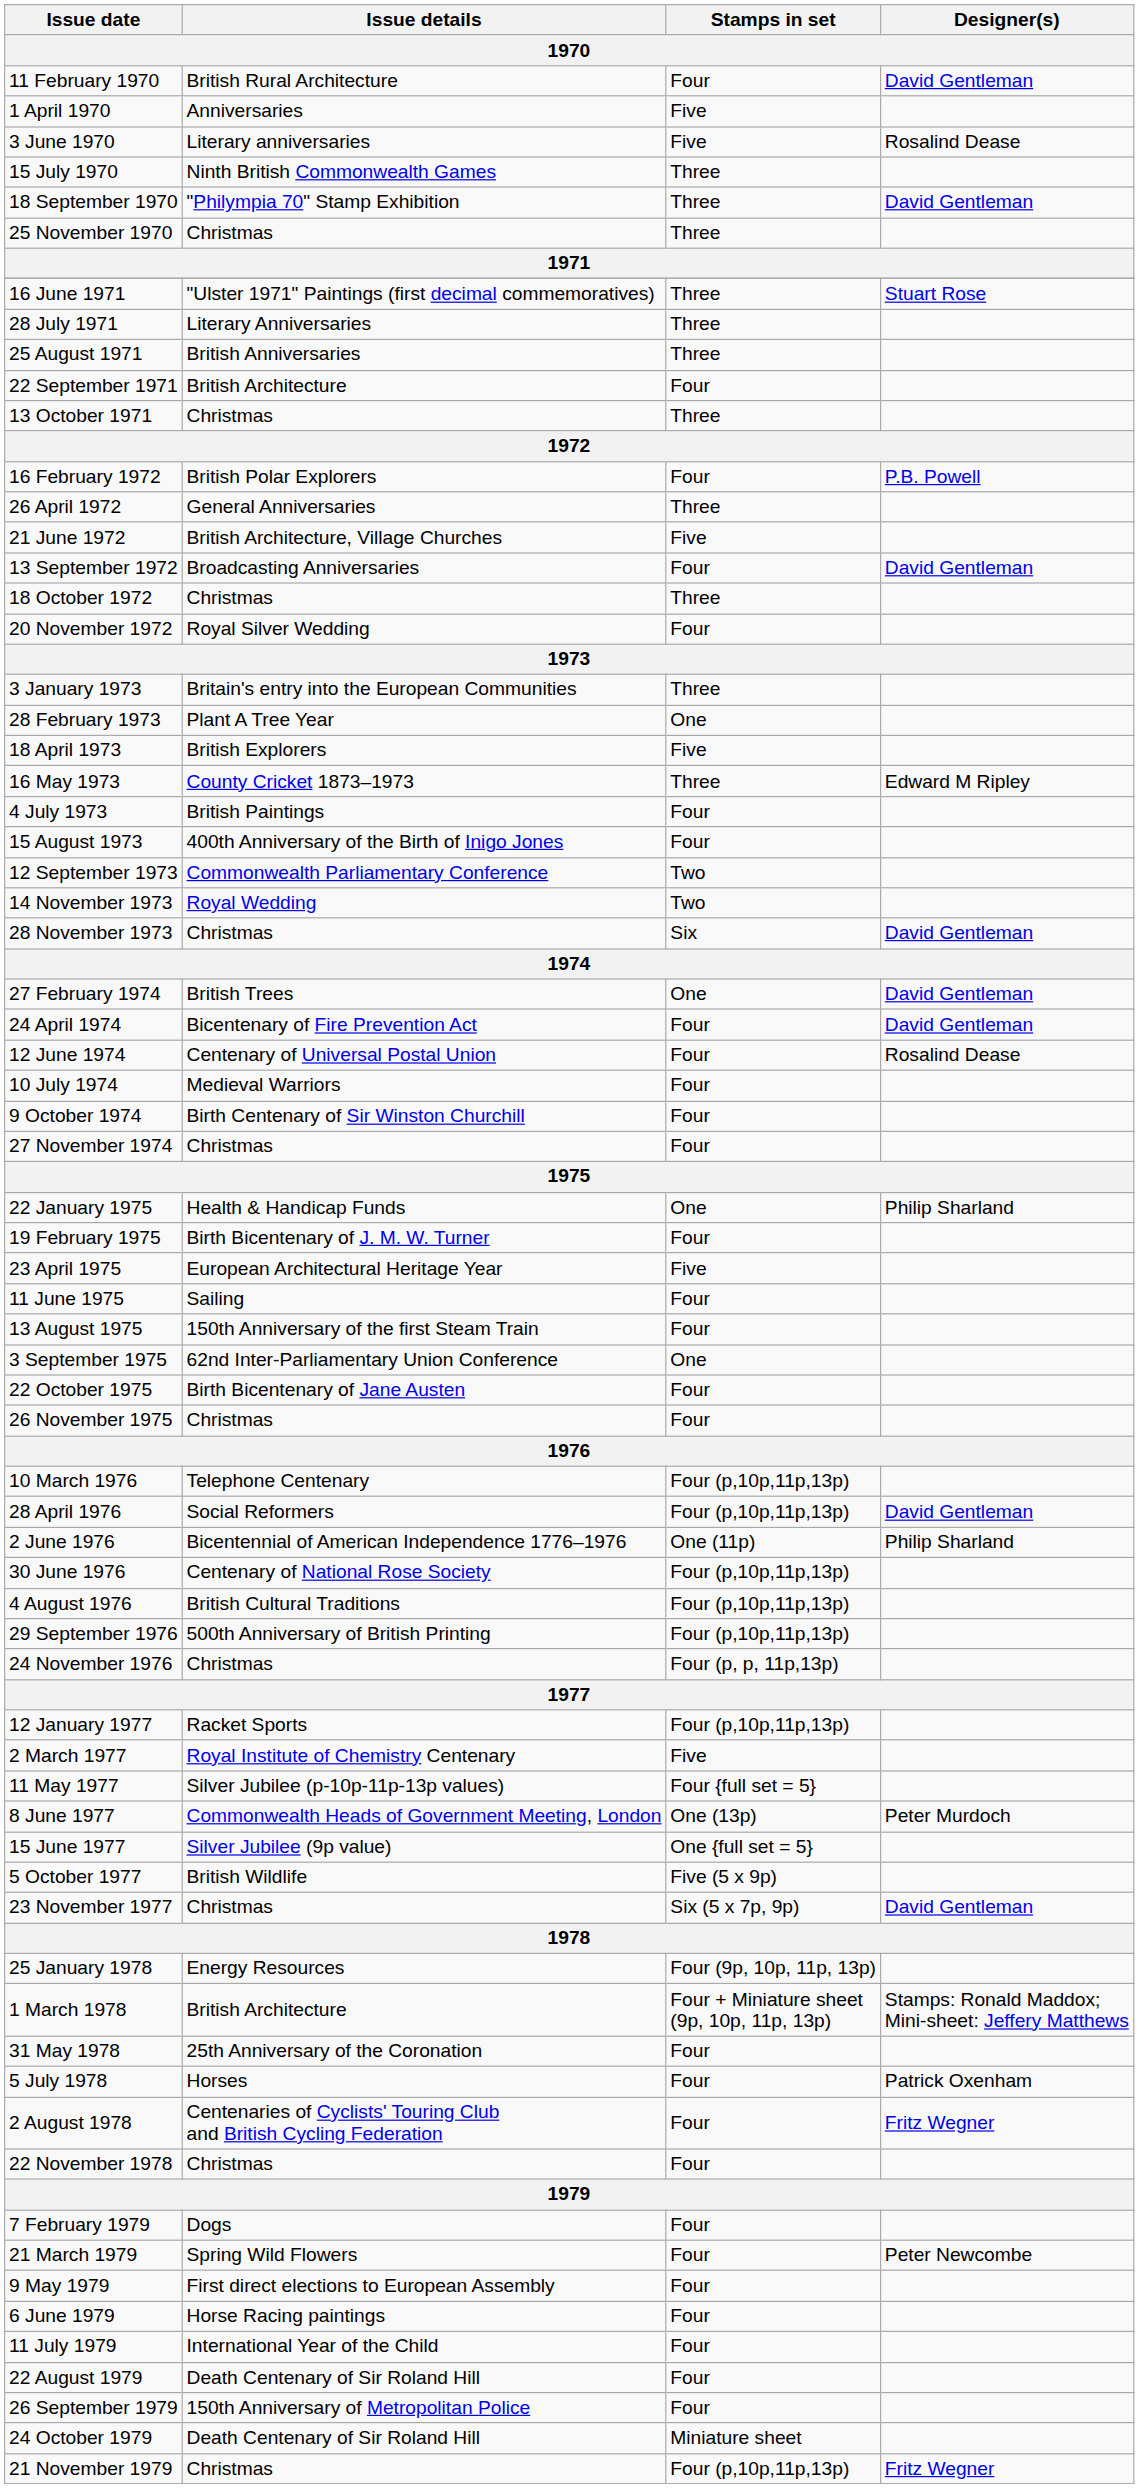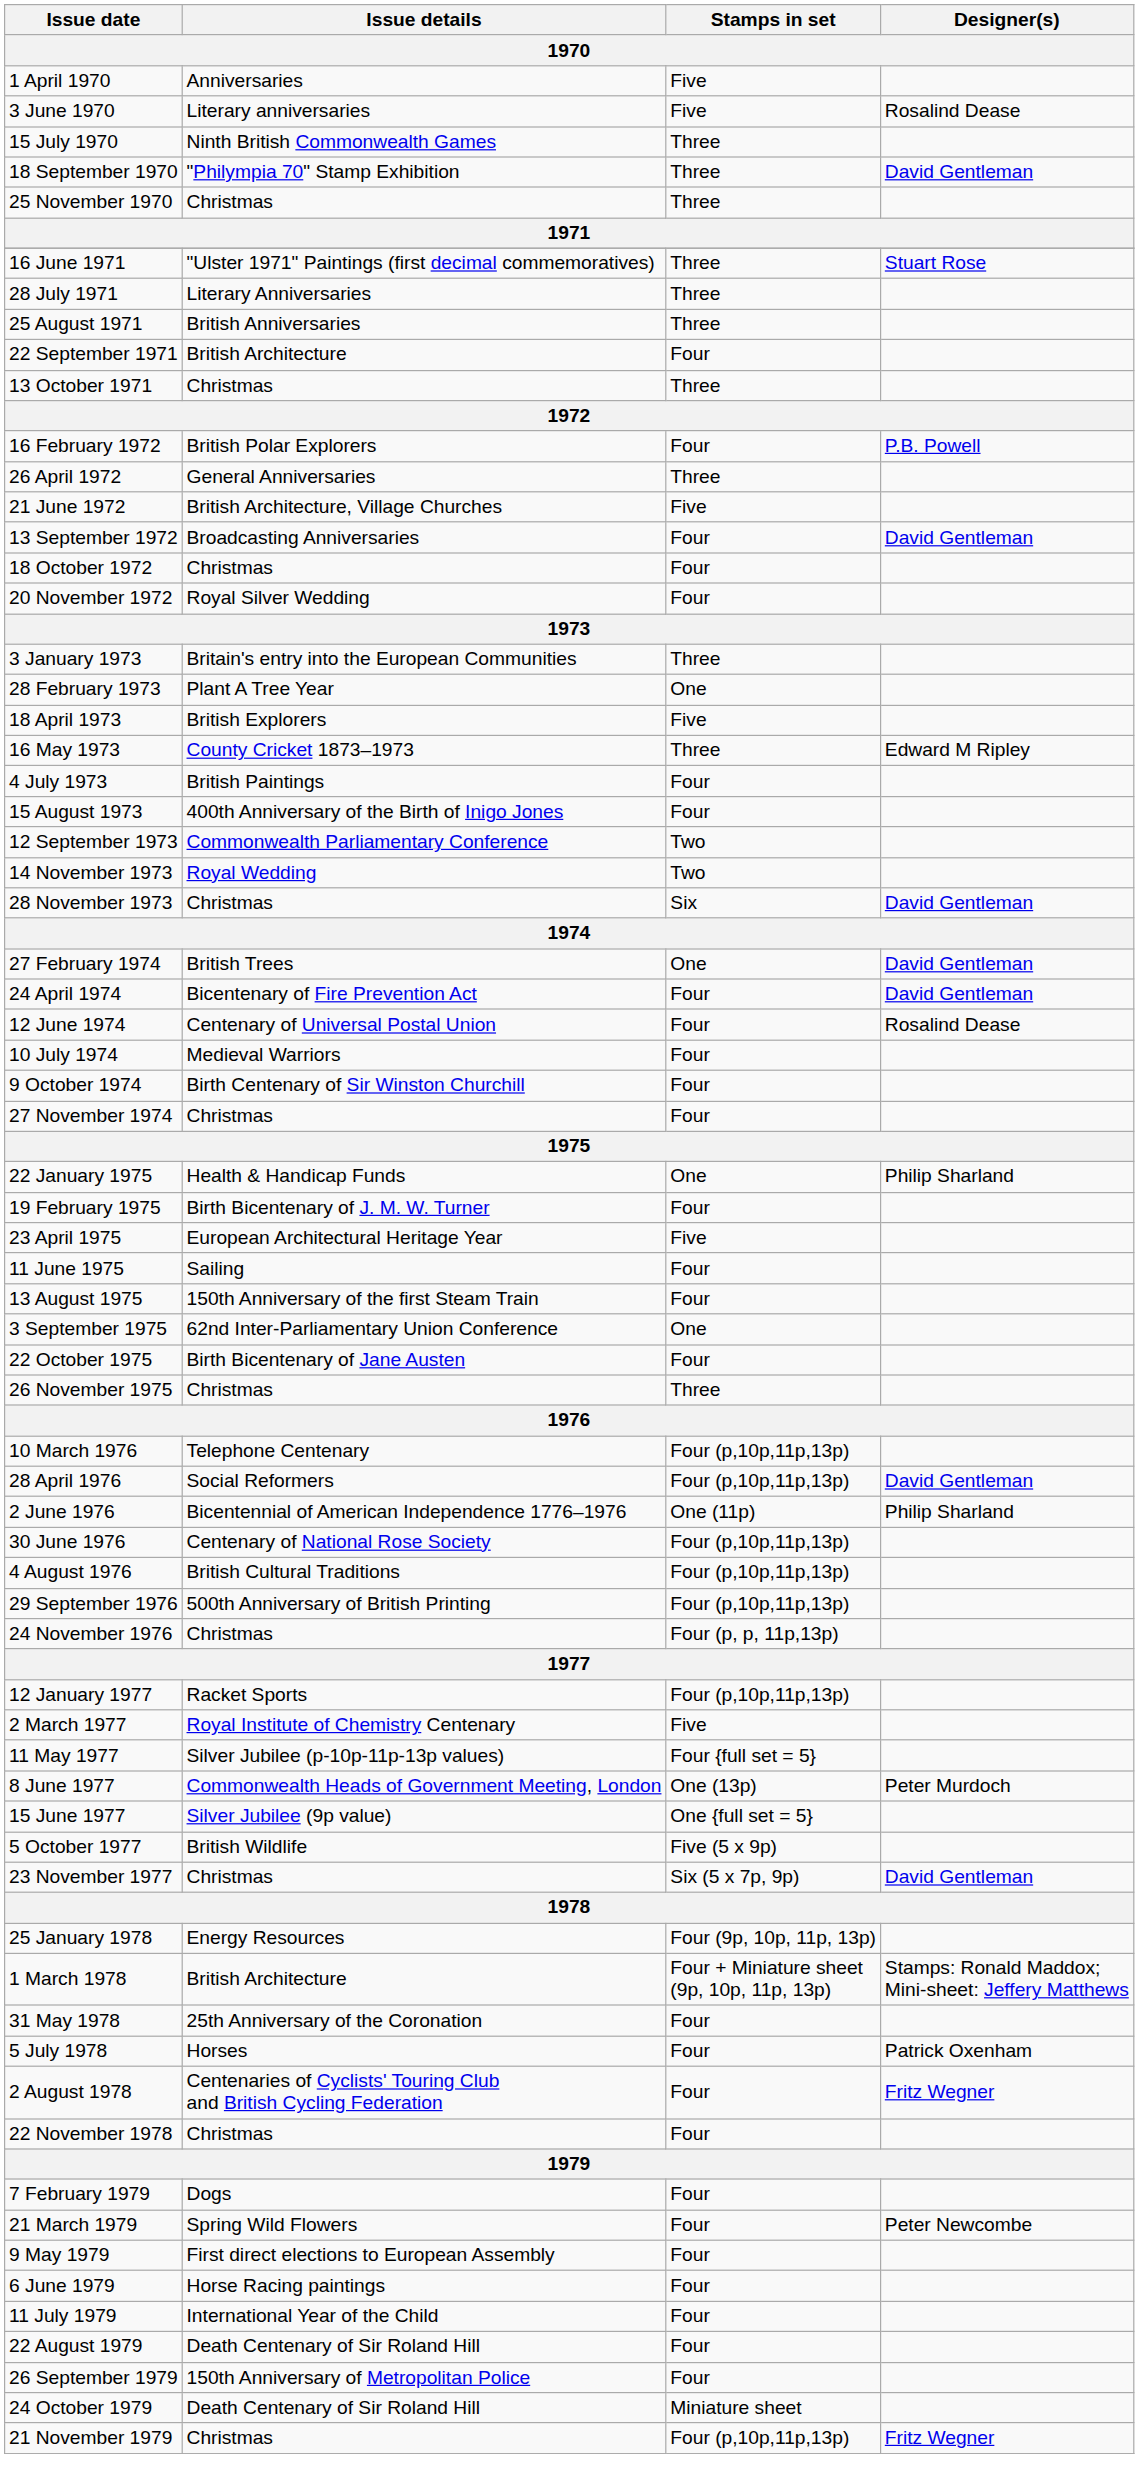- row: (84, 80)
(695, 598) Three -> (690, 567) Four
(690, 1420) Four -> (695, 1389) Three
